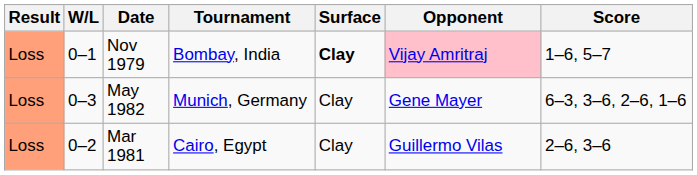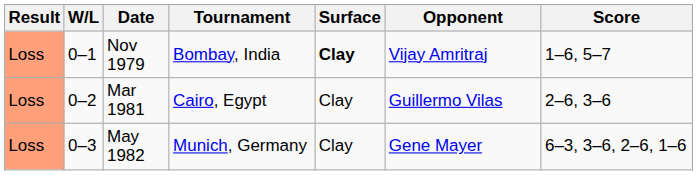(438, 54) pink background -> (438, 54) no background
rows swapped: (126, 146) <-> (126, 100)
